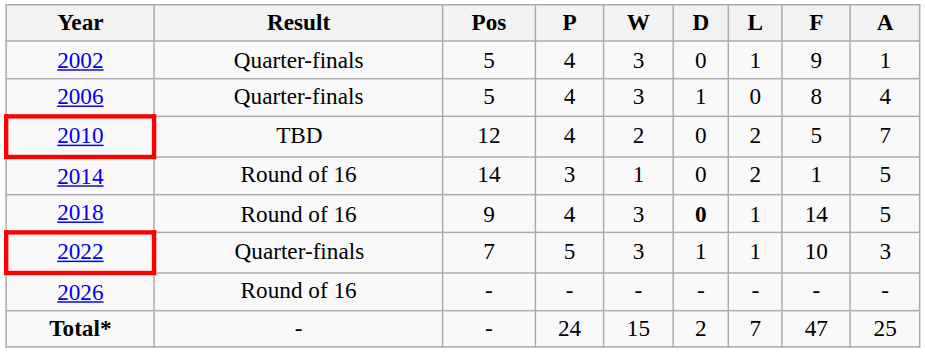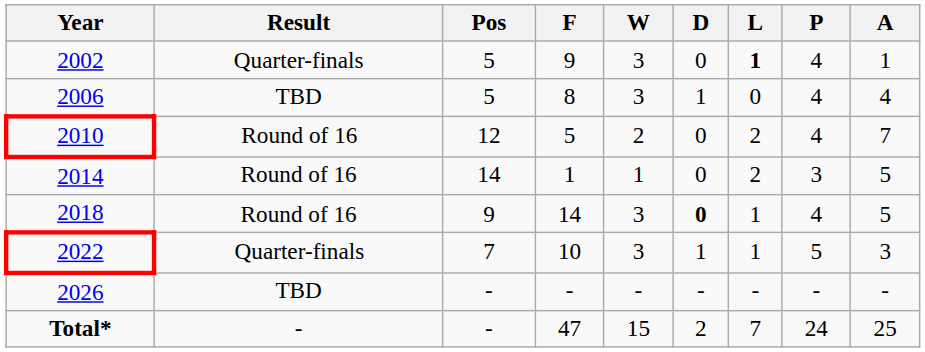columns swapped: (570, 22) <-> (816, 22)
(755, 59) normal -> (755, 59) bold
(299, 97) Quarter-finals -> (299, 97) TBD
(299, 136) TBD -> (299, 136) Round of 16
(299, 291) Round of 16 -> (299, 291) TBD
